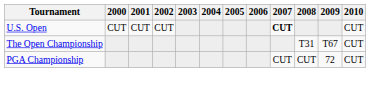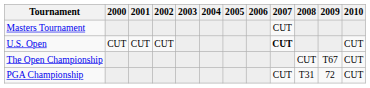+ row: (46, 28)
(307, 44) T31 -> (307, 59) CUT
(307, 59) CUT -> (307, 75) T31
